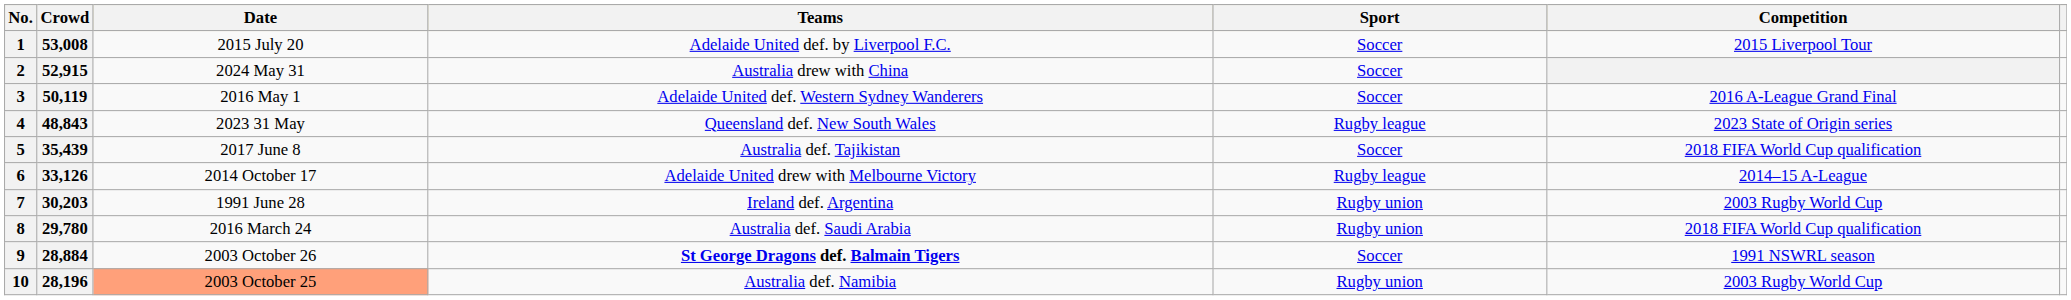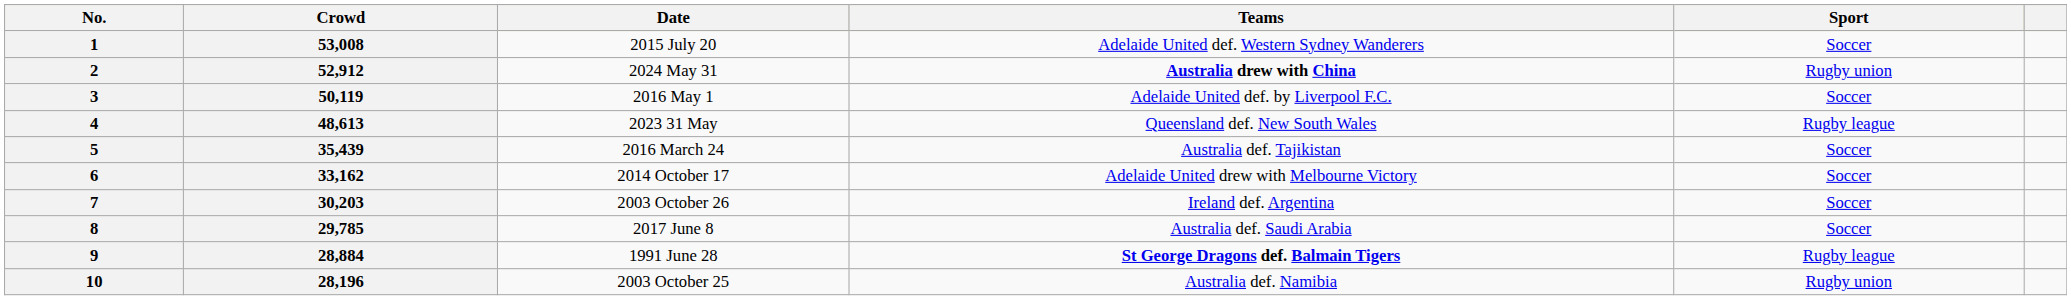- column: (1803, 17)
(820, 44) Adelaide United def. by Liverpool F.C. -> (1261, 44) Adelaide United def. Western Sydney Wanderers
(65, 70) 52,915 -> (341, 70) 52,912
(820, 70) normal -> (1261, 70) bold
(1380, 70) Soccer -> (1849, 70) Rugby union
(820, 96) Adelaide United def. Western Sydney Wanderers -> (1261, 96) Adelaide United def. by Liverpool F.C.
(65, 123) 48,843 -> (341, 123) 48,613
(260, 149) 2017 June 8 -> (673, 149) 2016 March 24
(65, 176) 33,126 -> (341, 176) 33,162
(1380, 176) Rugby league -> (1849, 176) Soccer
(260, 202) 1991 June 28 -> (673, 202) 2003 October 26
(1380, 202) Rugby union -> (1849, 202) Soccer
(65, 228) 29,780 -> (341, 228) 29,785
(260, 228) 2016 March 24 -> (673, 228) 2017 June 8
(1380, 228) Rugby union -> (1849, 228) Soccer
(260, 255) 2003 October 26 -> (673, 255) 1991 June 28
(1380, 255) Soccer -> (1849, 255) Rugby league
(260, 281) lightsalmon background -> (673, 281) no background
